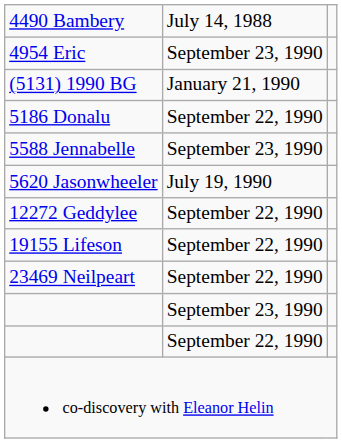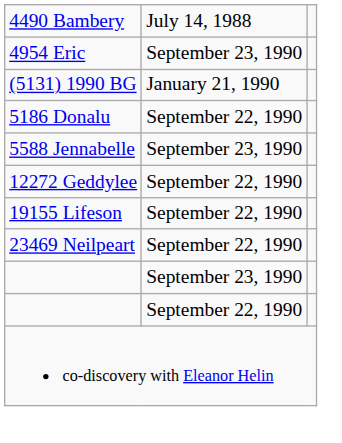- row: (83, 181)
